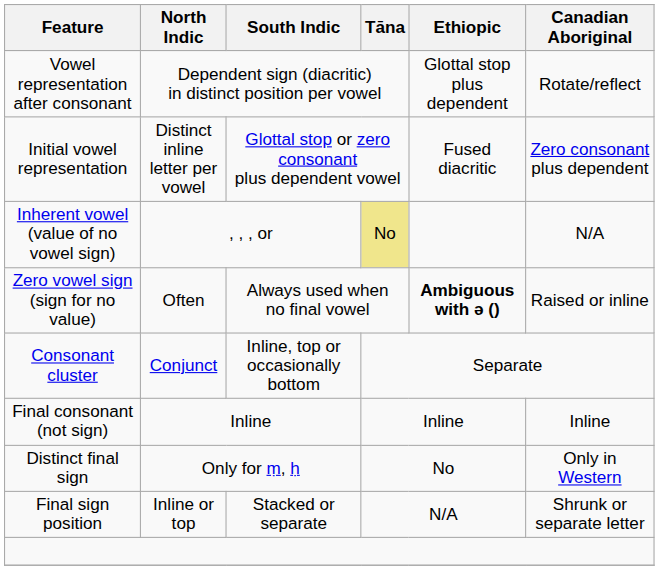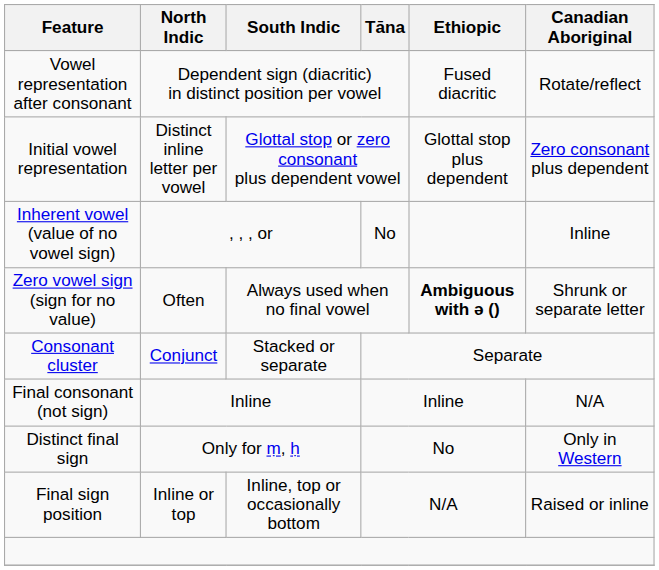(467, 83) Glottal stop plus dependent -> (467, 83) Fused diacritic
(467, 159) Fused diacritic -> (467, 159) Glottal stop plus dependent
(385, 234) khaki background -> (385, 234) no background
(590, 234) N/A -> (590, 234) Inline
(590, 300) Raised or inline -> (590, 300) Shrunk or separate letter
(294, 365) Inline, top or occasionally bottom -> (294, 356) Stacked or separate
(590, 421) Inline -> (590, 402) N/A
(294, 514) Stacked or separate -> (294, 504) Inline, top or occasionally bottom
(590, 514) Shrunk or separate letter -> (590, 504) Raised or inline
